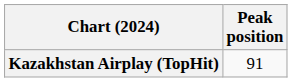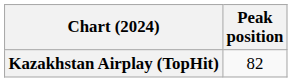(255, 63) 91 -> (255, 63) 82
